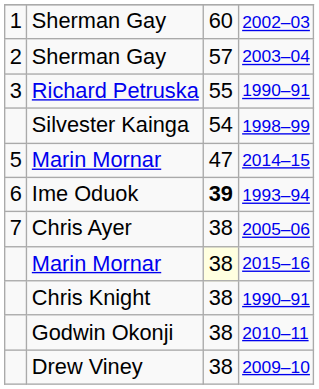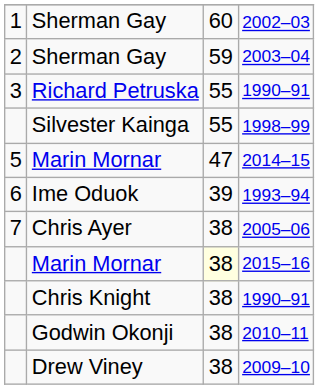(221, 56) 57 -> (221, 56) 59
(221, 125) 54 -> (221, 125) 55
(221, 194) bold -> (221, 194) normal
